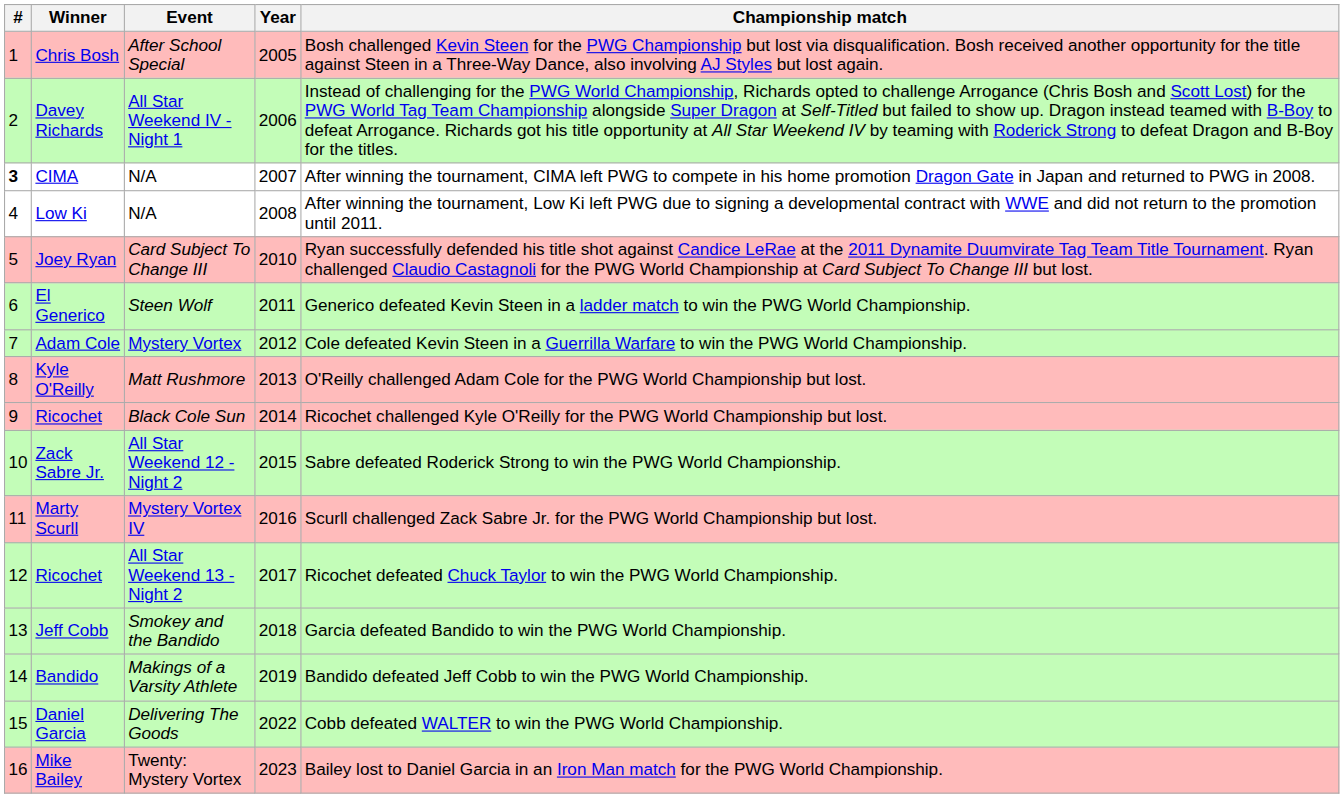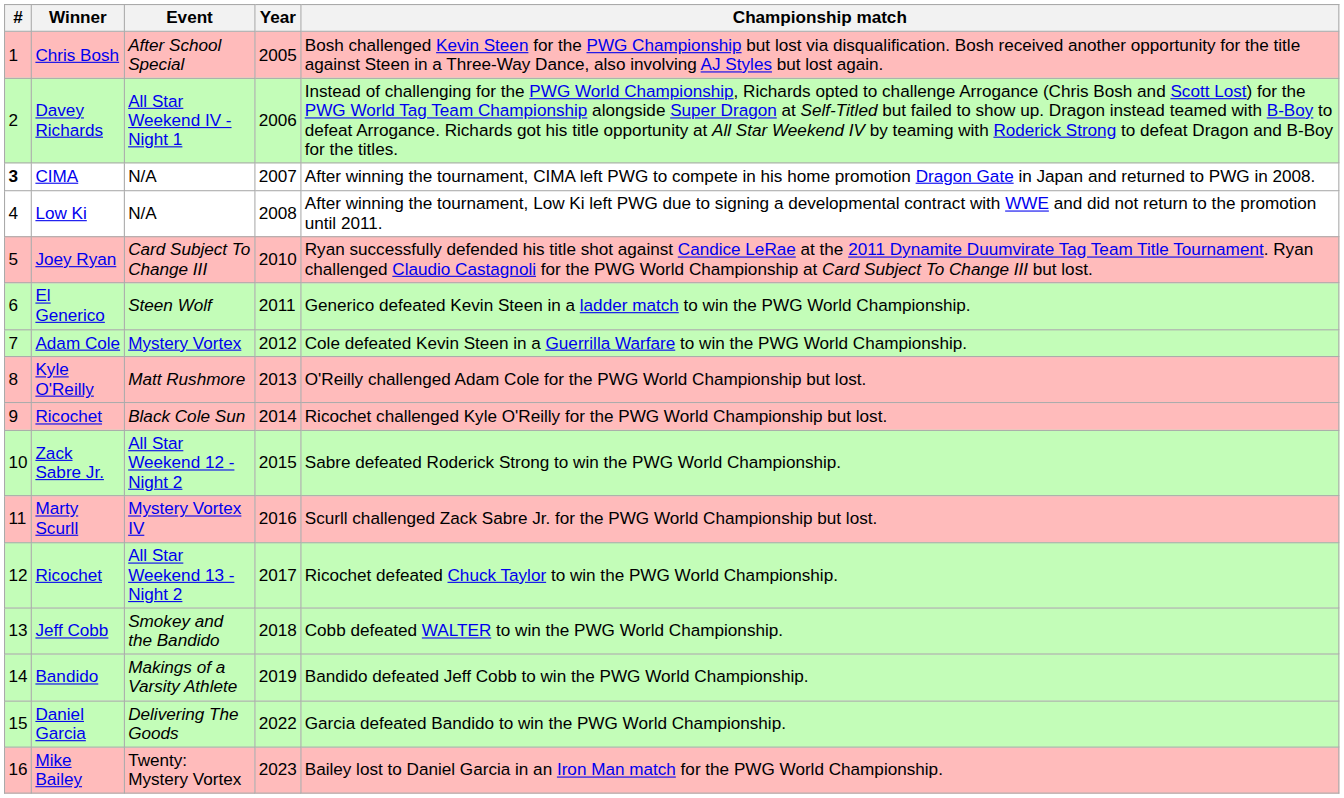(545, 631) Garcia defeated Bandido to win the PWG World Championship. -> (544, 631) Cobb defeated WALTER to win the PWG World Championship.
(544, 723) Cobb defeated WALTER to win the PWG World Championship. -> (545, 723) Garcia defeated Bandido to win the PWG World Championship.
